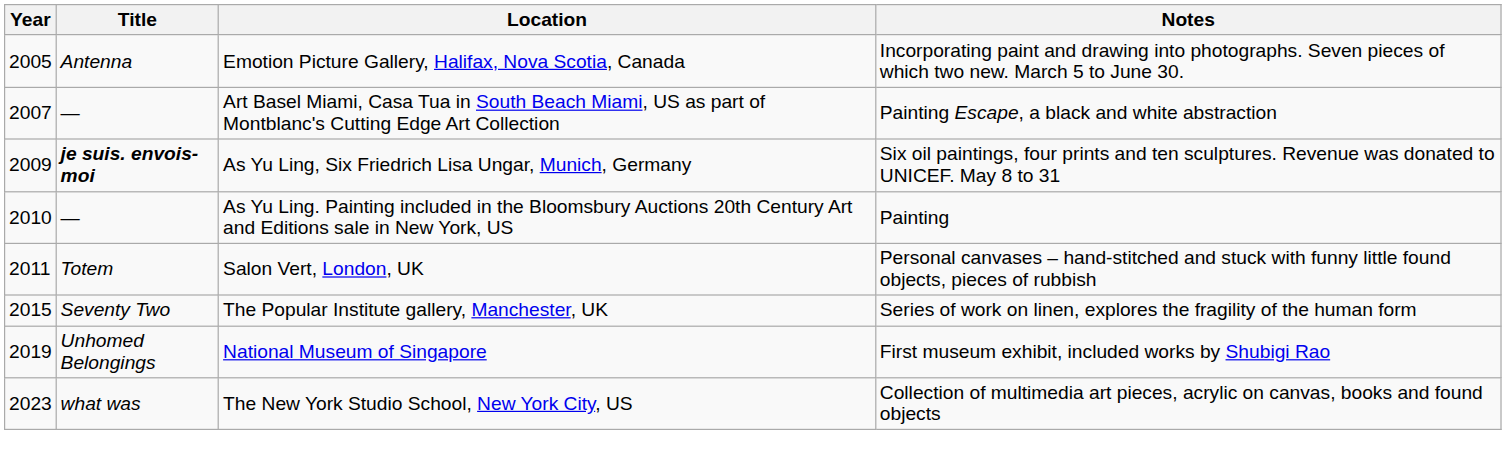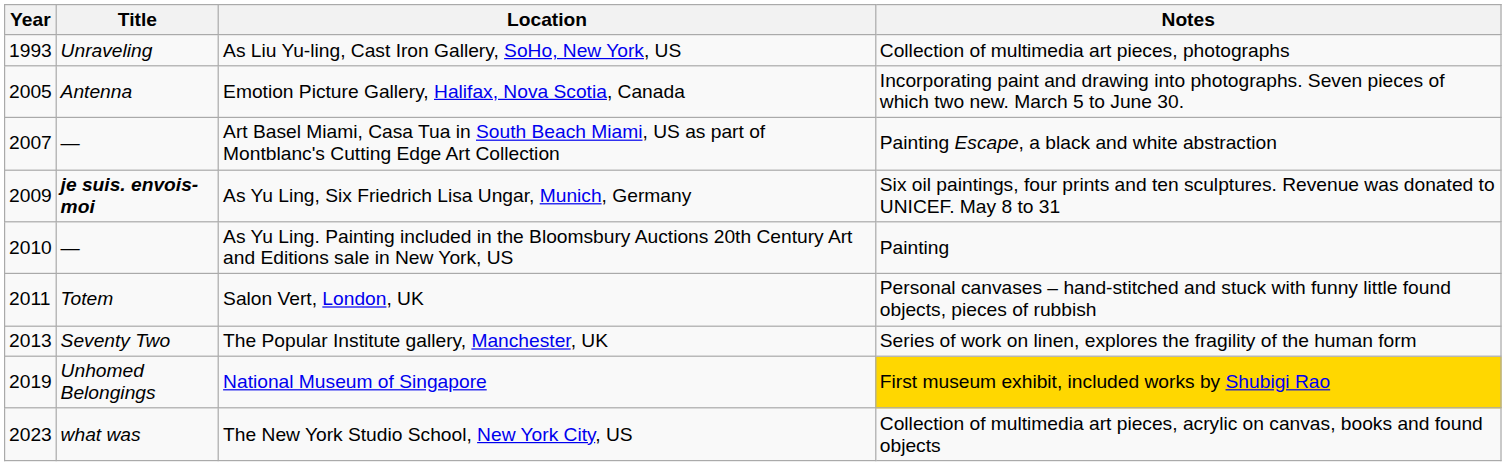+ row: (452, 50)
(30, 310) 2015 -> (30, 340) 2013
(1105, 351) no background -> (1105, 382) gold background
